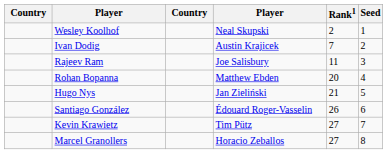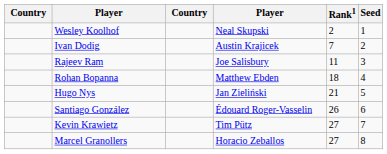(334, 77) 20 -> (334, 77) 18
